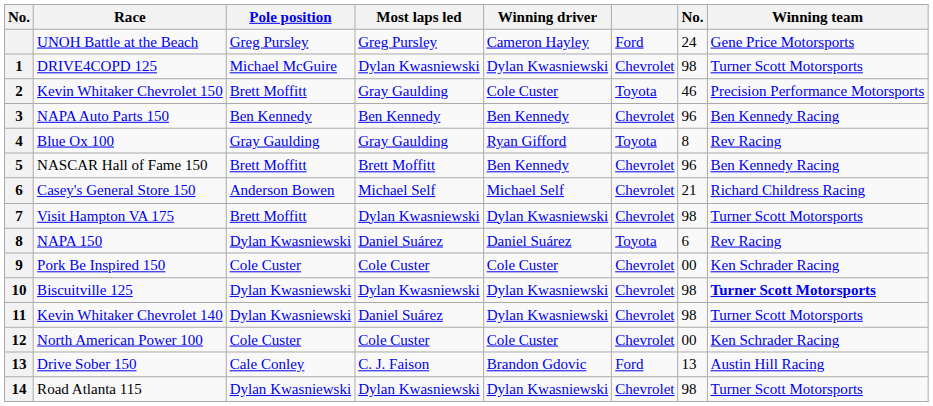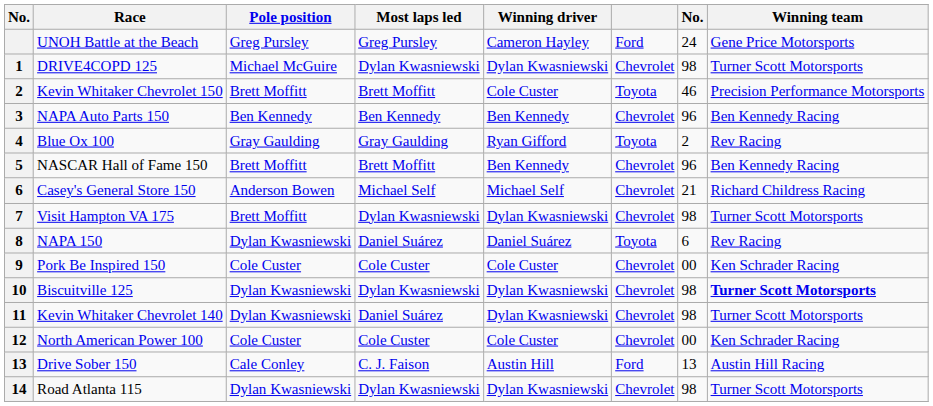(403, 91) Gray Gaulding -> (397, 91) Brett Moffitt
(685, 141) 8 -> (685, 141) 2
(537, 364) Brandon Gdovic -> (520, 364) Austin Hill
